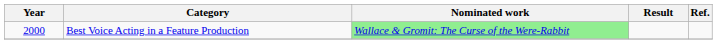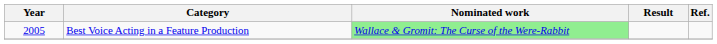(34, 30) 2000 -> (34, 30) 2005
